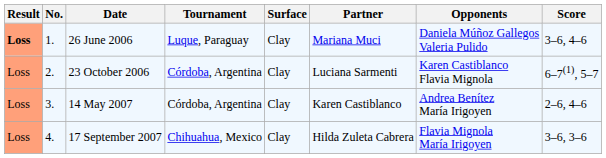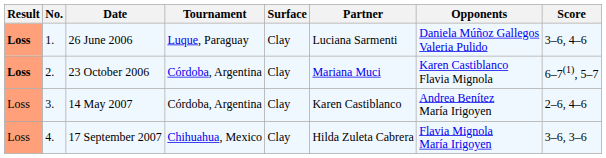(347, 39) Mariana Muci -> (355, 39) Luciana Sarmenti
(18, 72) normal -> (19, 72) bold
(355, 72) Luciana Sarmenti -> (347, 72) Mariana Muci
